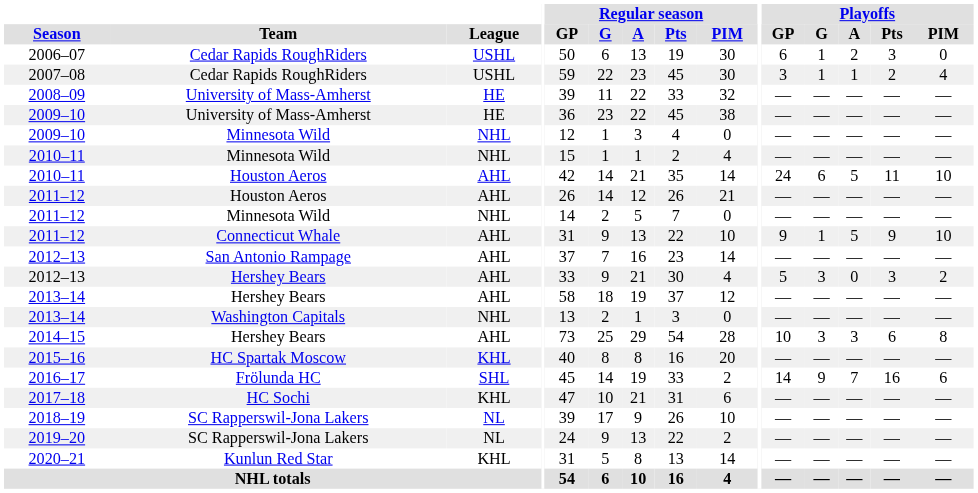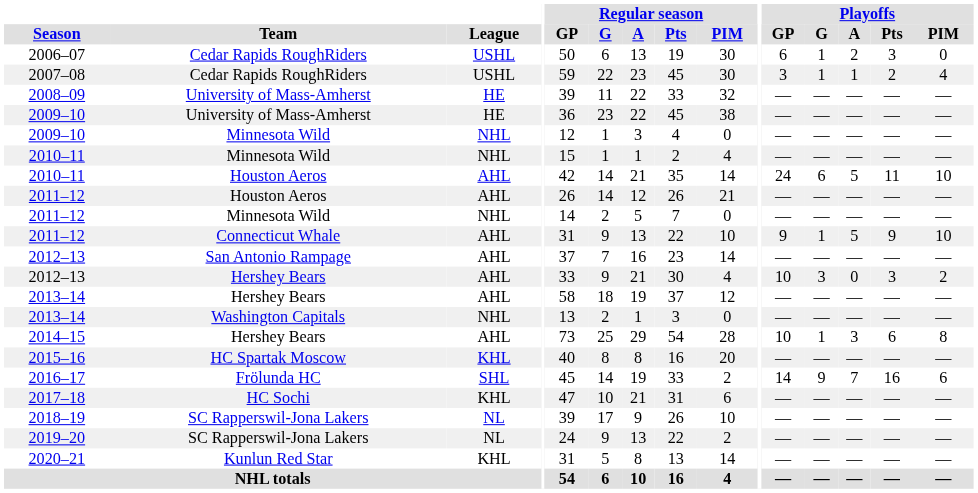(783, 276) 5 -> (783, 276) 10
(822, 337) 3 -> (822, 337) 1
